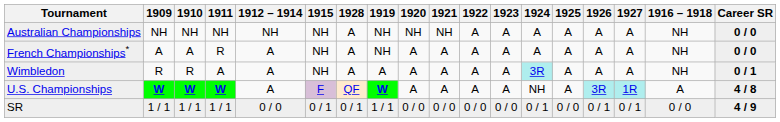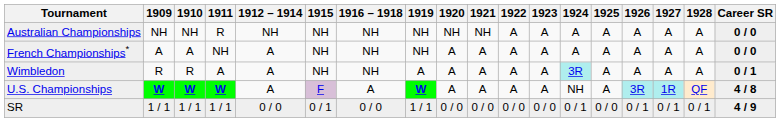columns swapped: (680, 13) <-> (351, 13)
(221, 31) NH -> (221, 31) R
(221, 51) R -> (221, 51) NH
